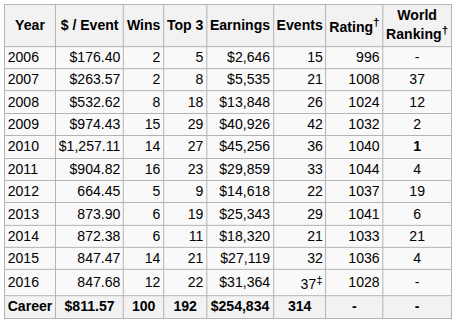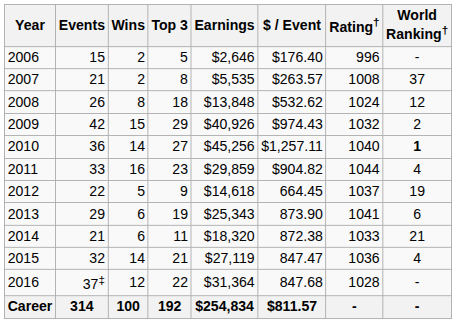columns swapped: (300, 25) <-> (90, 25)
